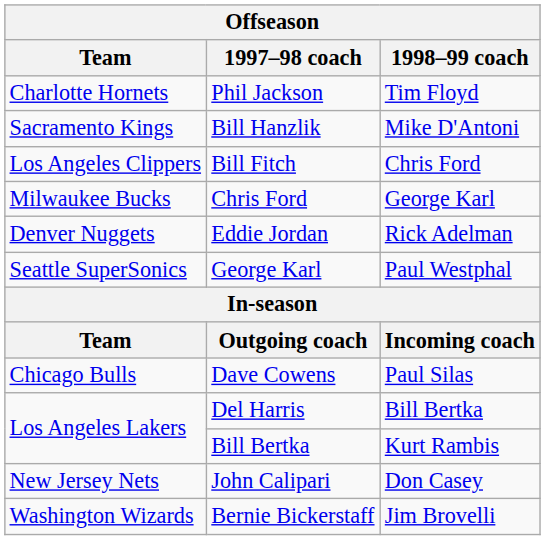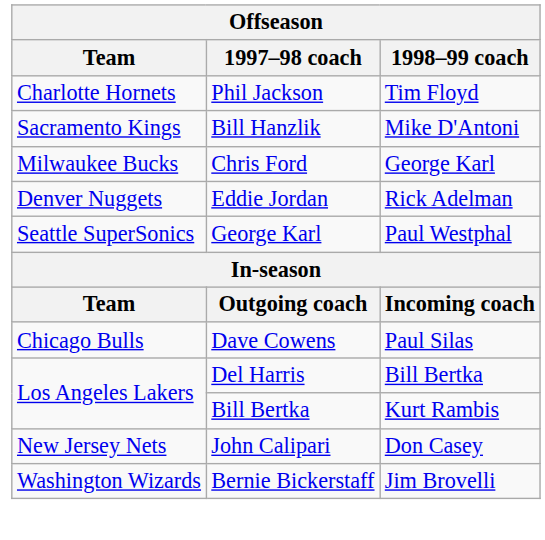- row: (254, 163)
